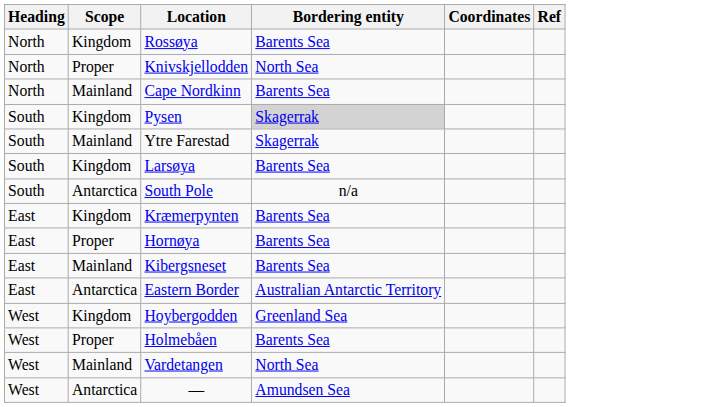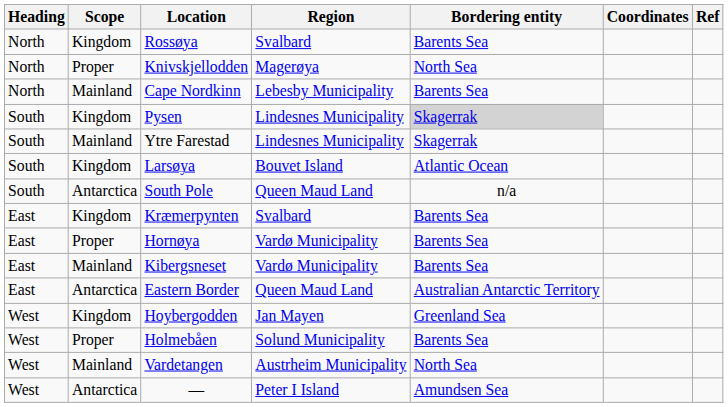+ column: (331, 16)
(293, 166) Barents Sea -> (461, 166) Atlantic Ocean
